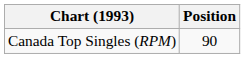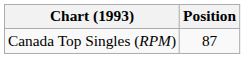(210, 41) 90 -> (210, 41) 87
